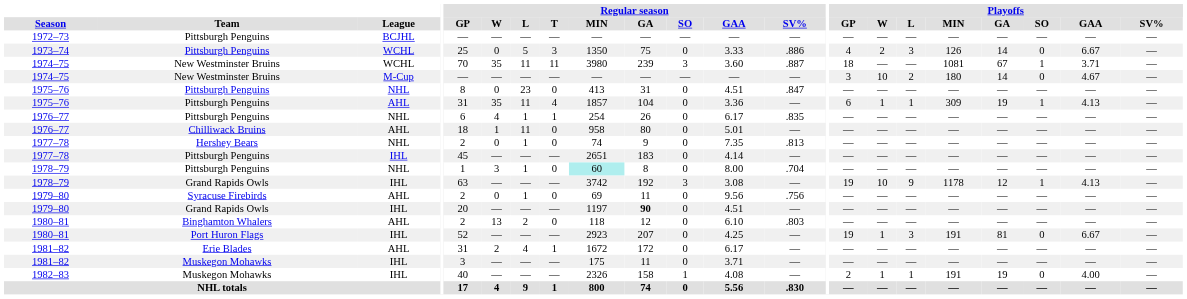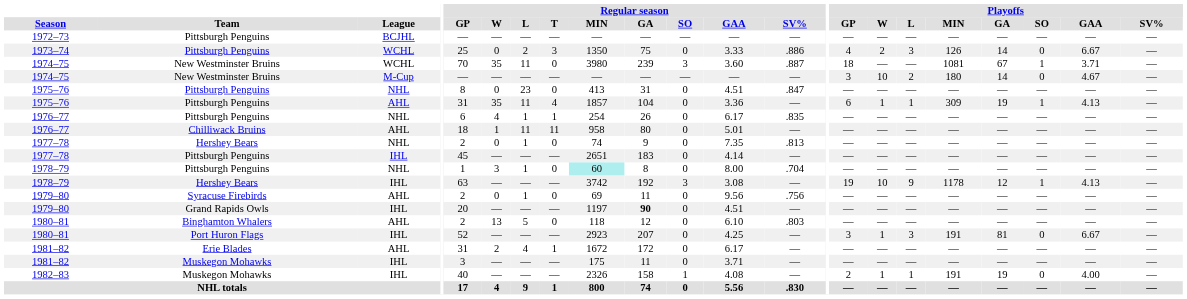(525, 50) 5 -> (525, 50) 2
(554, 63) 11 -> (554, 63) 0
(554, 129) 0 -> (554, 129) 11
(227, 182) Grand Rapids Owls -> (227, 182) Hershey Bears
(525, 221) 2 -> (525, 221) 5
(848, 235) 19 -> (848, 235) 3
